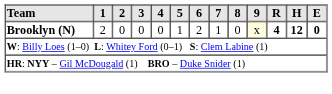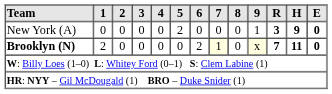+ row: (41, 29)
(180, 29) 1 -> (180, 46) 0
(218, 29) no background -> (218, 46) lightyellow background
(276, 29) 4 -> (277, 46) 7
(297, 29) 12 -> (297, 46) 11
